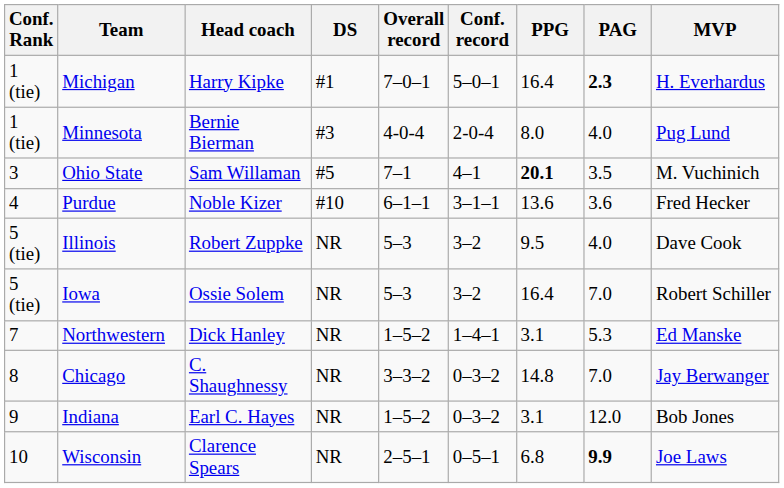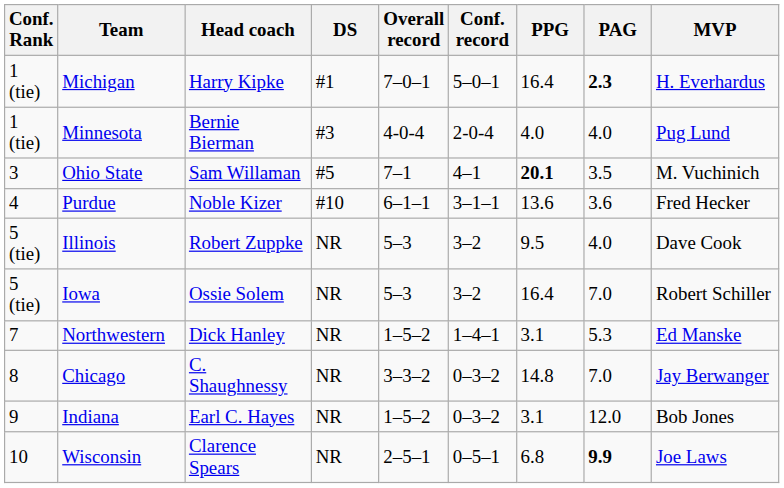(532, 132) 8.0 -> (532, 132) 4.0
